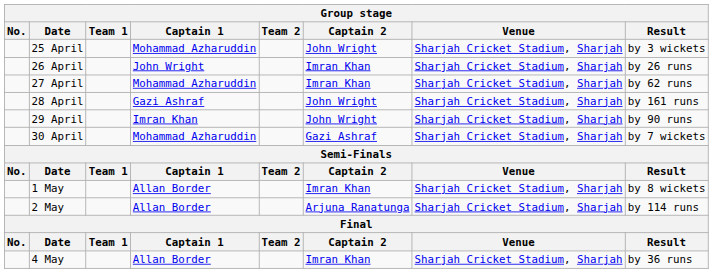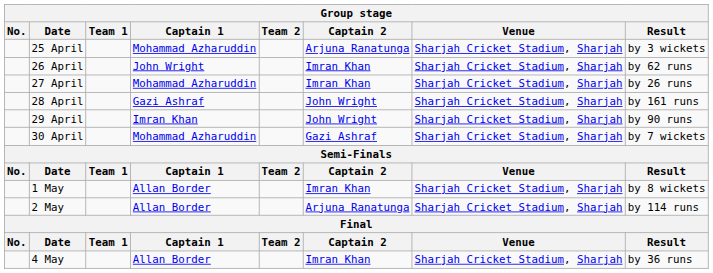(341, 48) John Wright -> (358, 48) Arjuna Ranatunga
(660, 66) by 26 runs -> (660, 66) by 62 runs
(660, 84) by 62 runs -> (660, 84) by 26 runs
